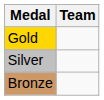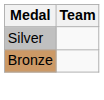- row: (23, 38)
